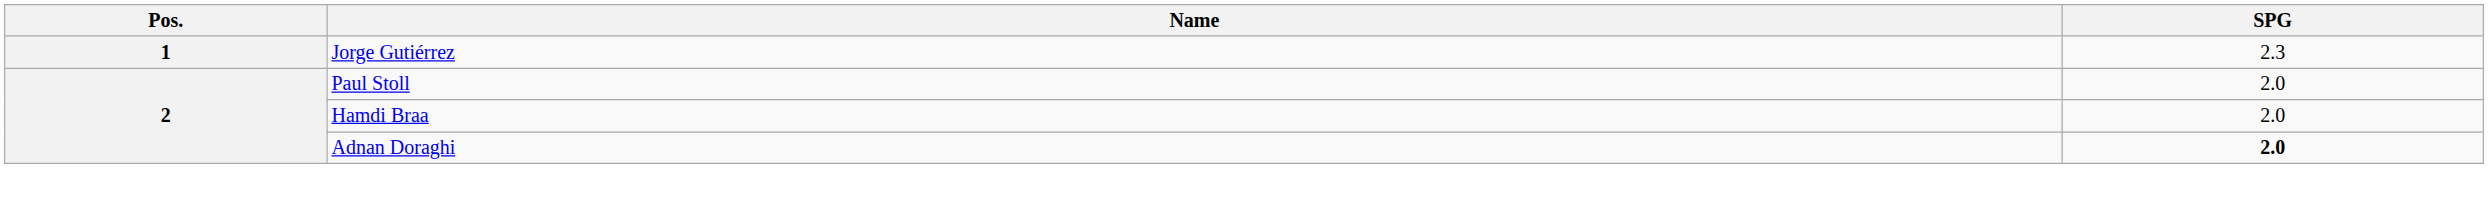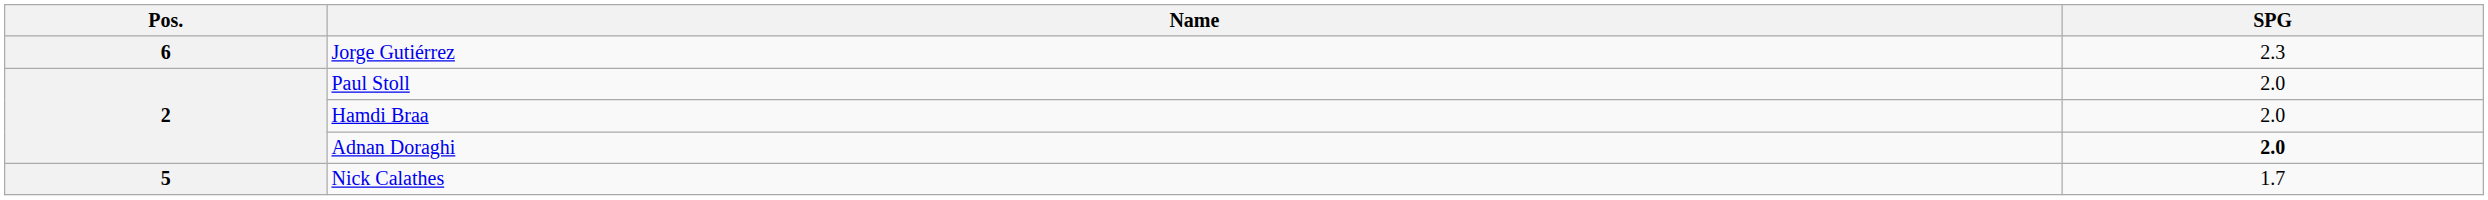(166, 52) 1 -> (166, 52) 6
+ row: (388, 178)
